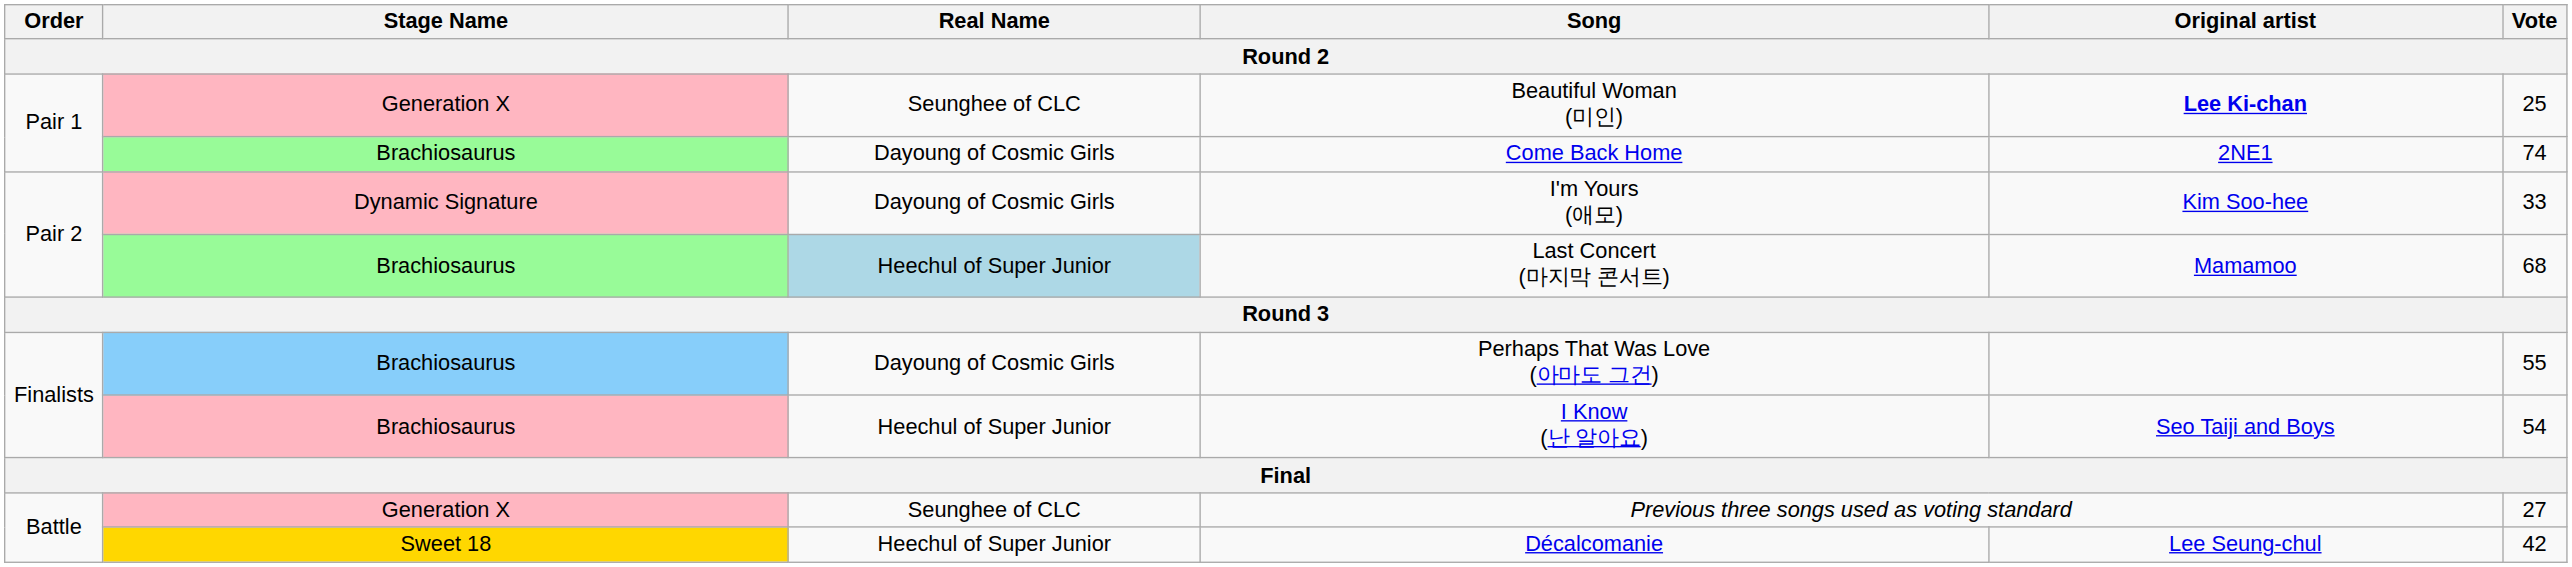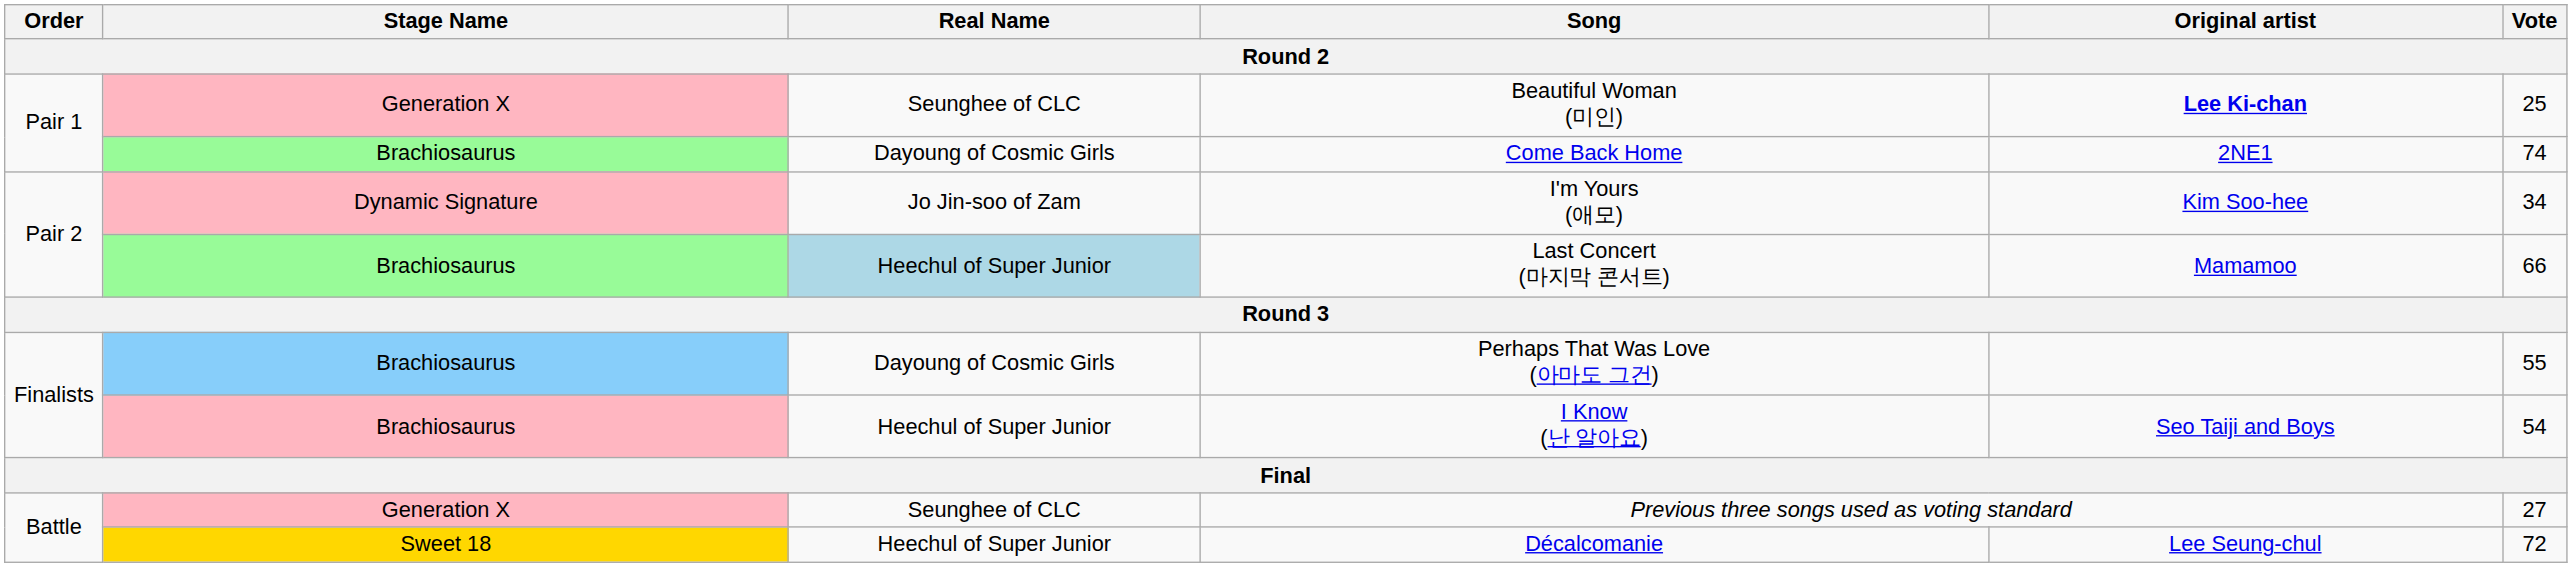(994, 202) Dayoung of Cosmic Girls -> (994, 202) Jo Jin-soo of Zam
(2535, 202) 33 -> (2535, 202) 34
(2535, 265) 68 -> (2535, 265) 66
(2535, 544) 42 -> (2535, 544) 72
